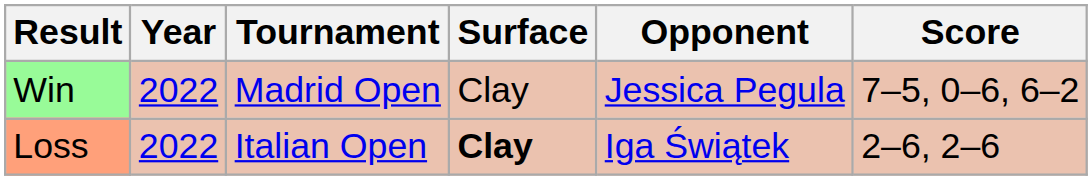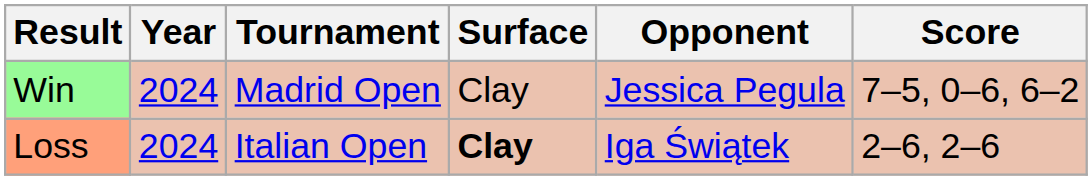(179, 89) 2022 -> (179, 89) 2024
(179, 145) 2022 -> (179, 145) 2024
